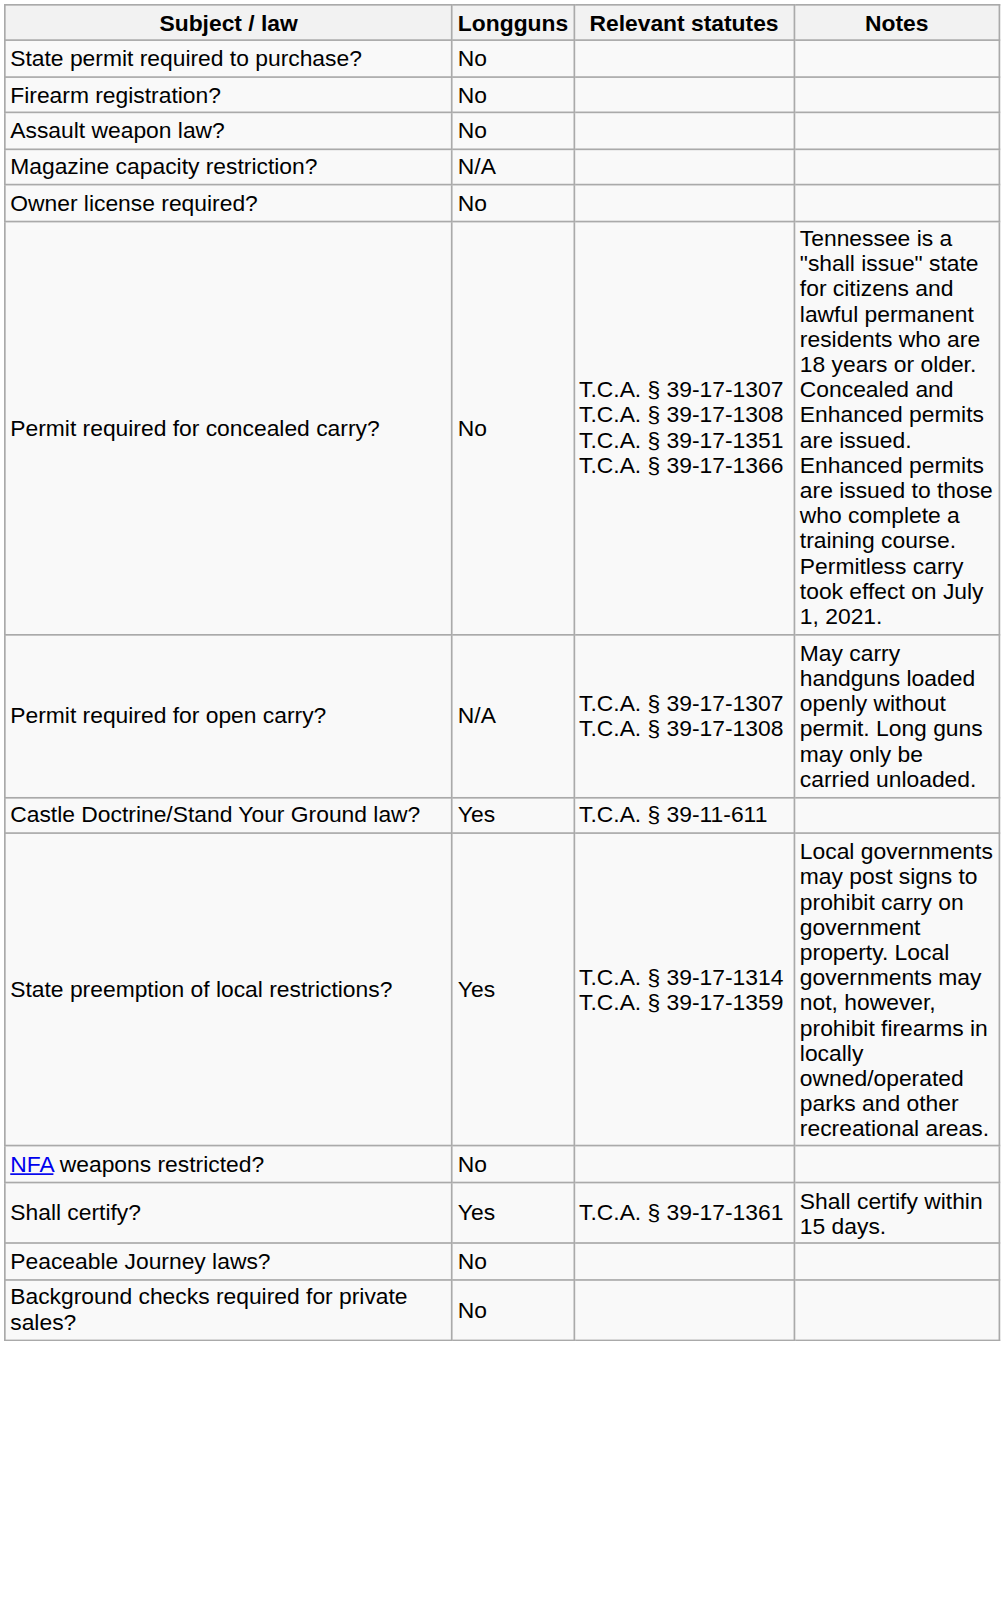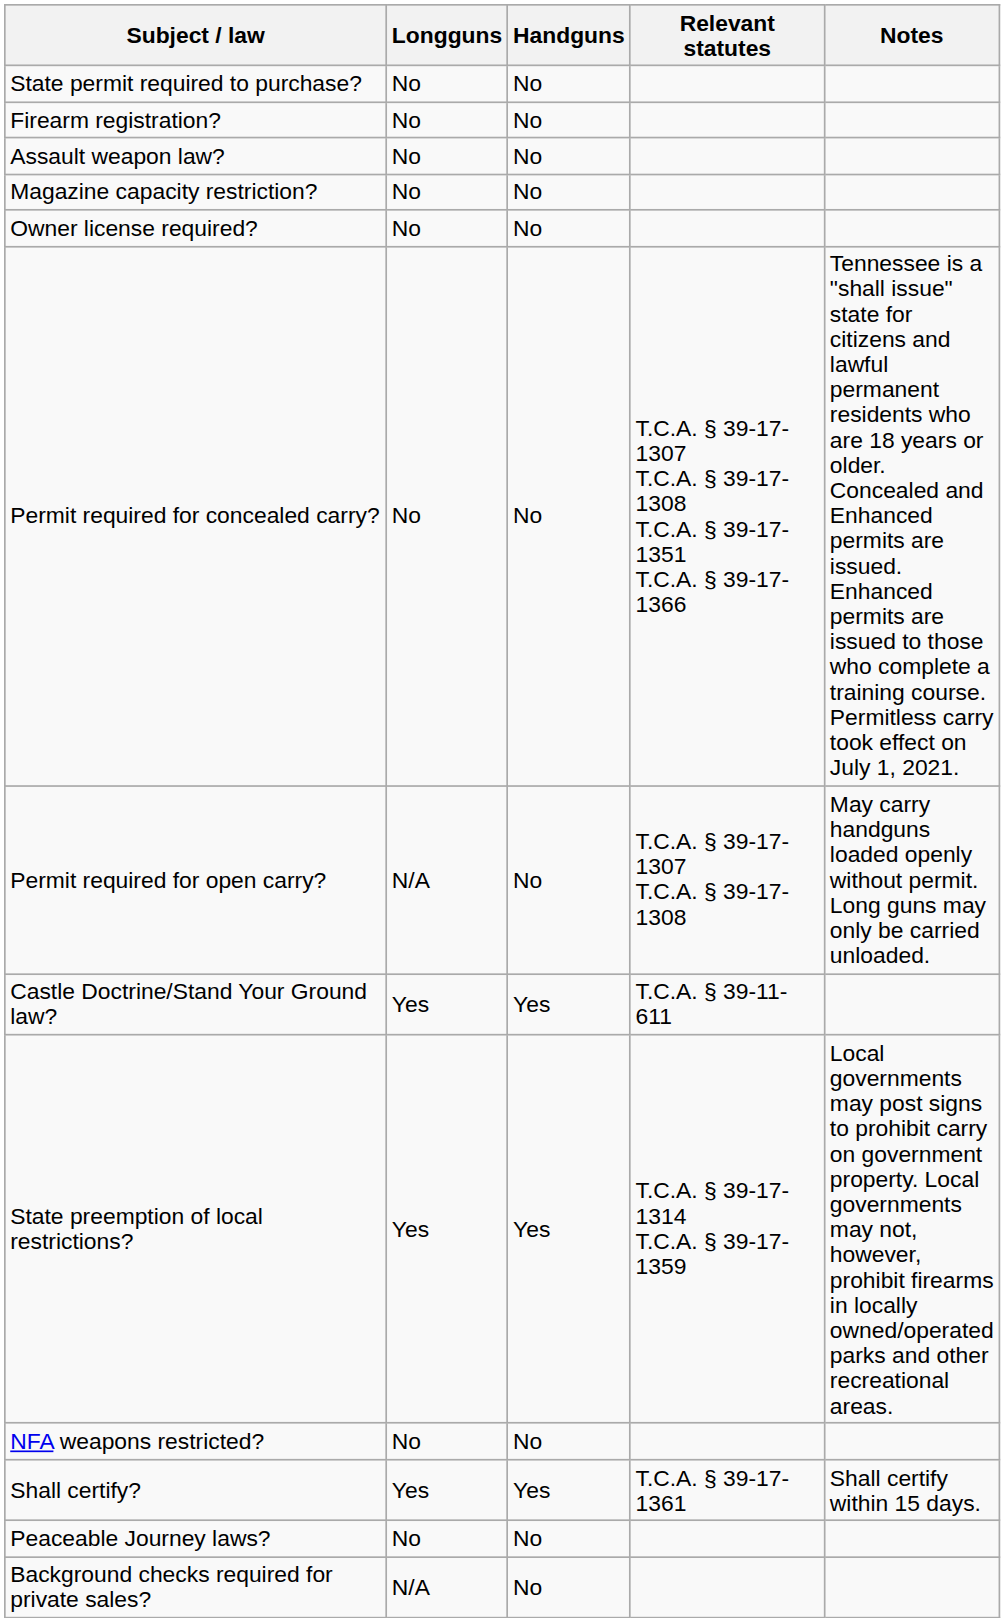+ column: (569, 35)
(477, 167) N/A -> (406, 192) No
(472, 1310) No -> (411, 1587) N/A
